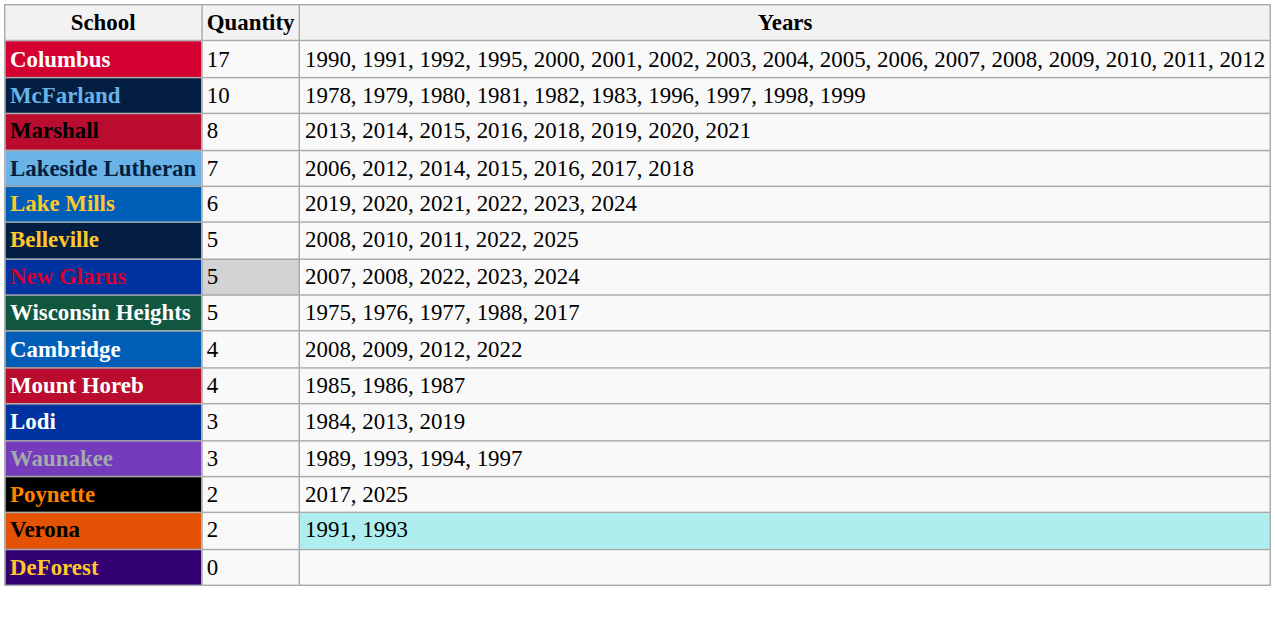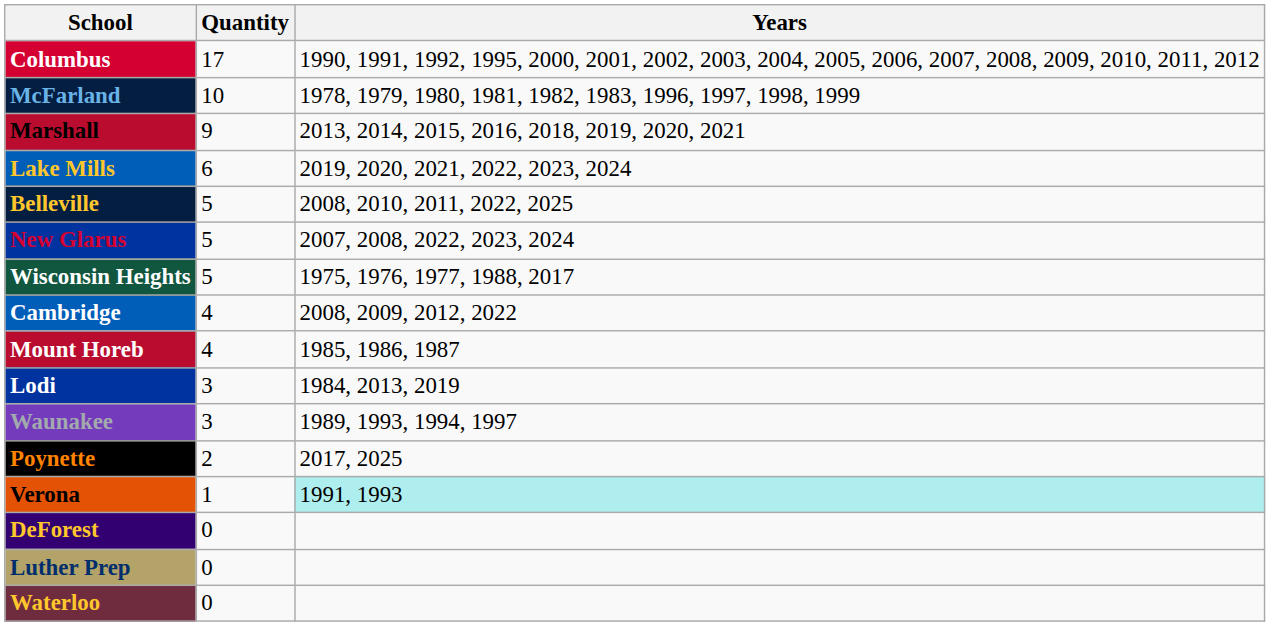(213, 131) 8 -> (207, 131) 9
- row: (103, 167)
(213, 276) lightgrey background -> (207, 240) no background
(213, 530) 2 -> (207, 494) 1
+ row: (70, 566)
+ row: (55, 603)
